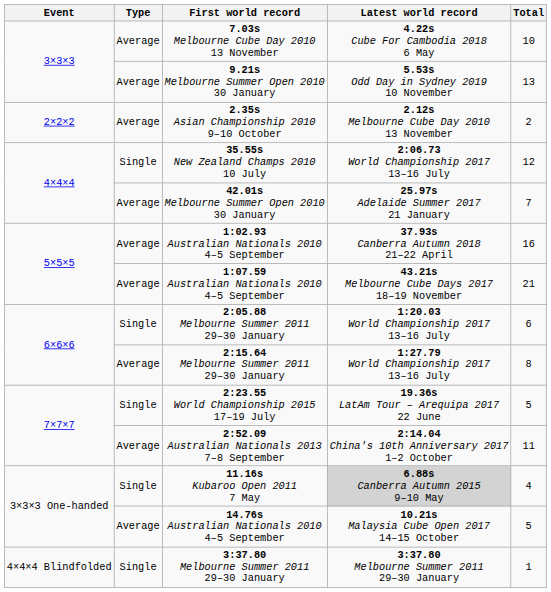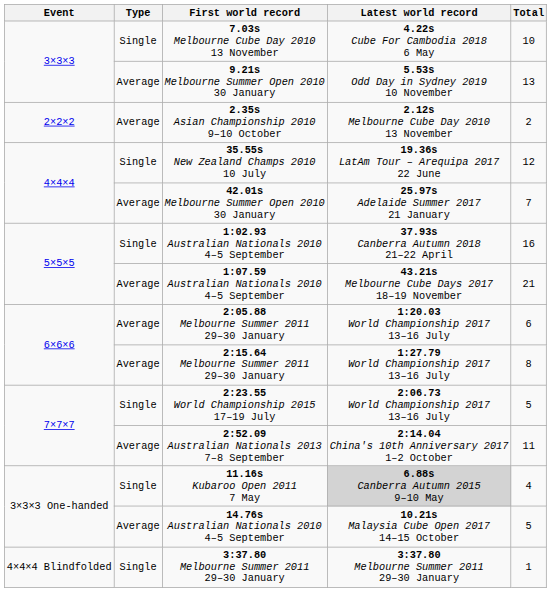(138, 41) Average -> (138, 41) Single
(419, 163) 2:06.73 World Championship 2017 13–16 July -> (419, 163) 19.36s LatAm Tour – Arequipa 2017 22 June
(138, 244) Average -> (138, 244) Single
(138, 324) Single -> (138, 324) Average
(419, 405) 19.36s LatAm Tour – Arequipa 2017 22 June -> (419, 405) 2:06.73 World Championship 2017 13–16 July
